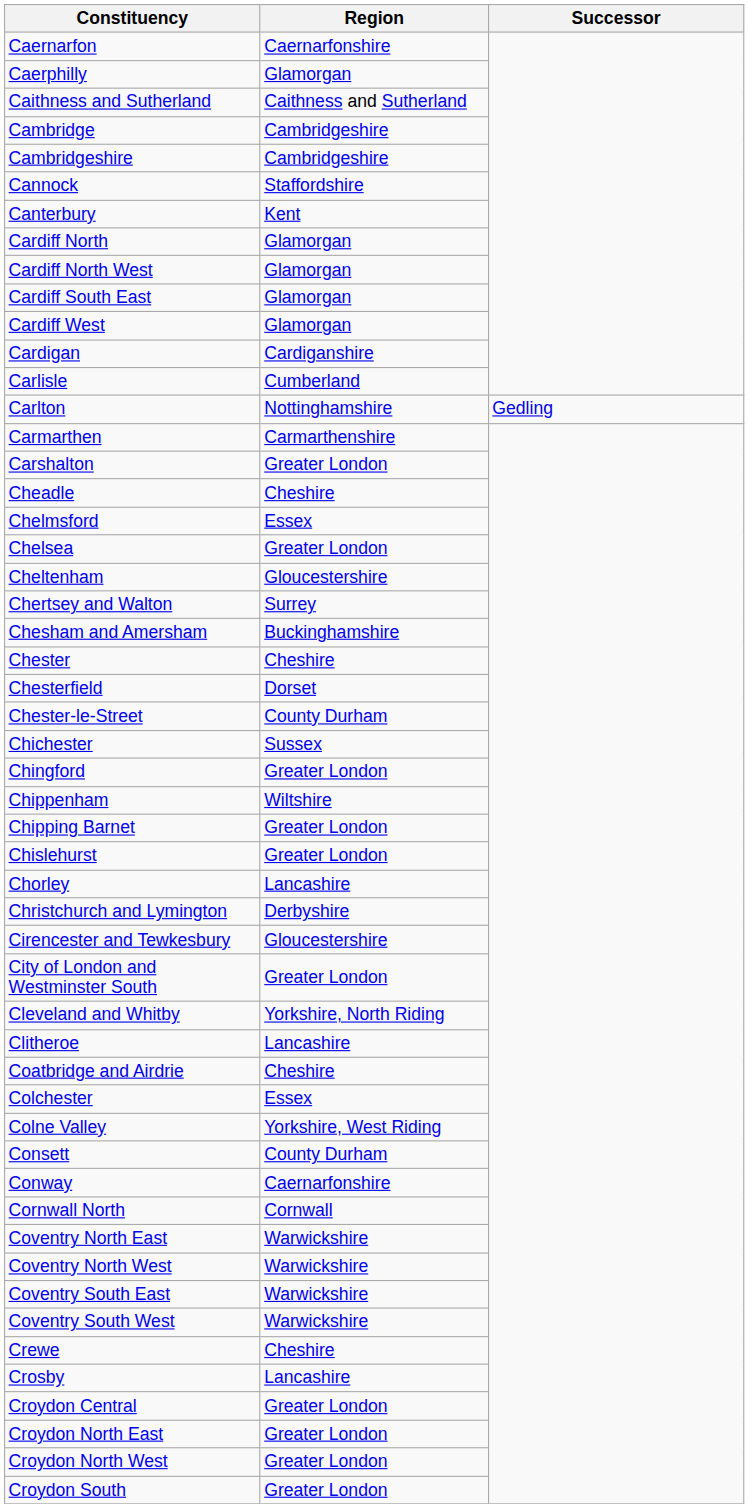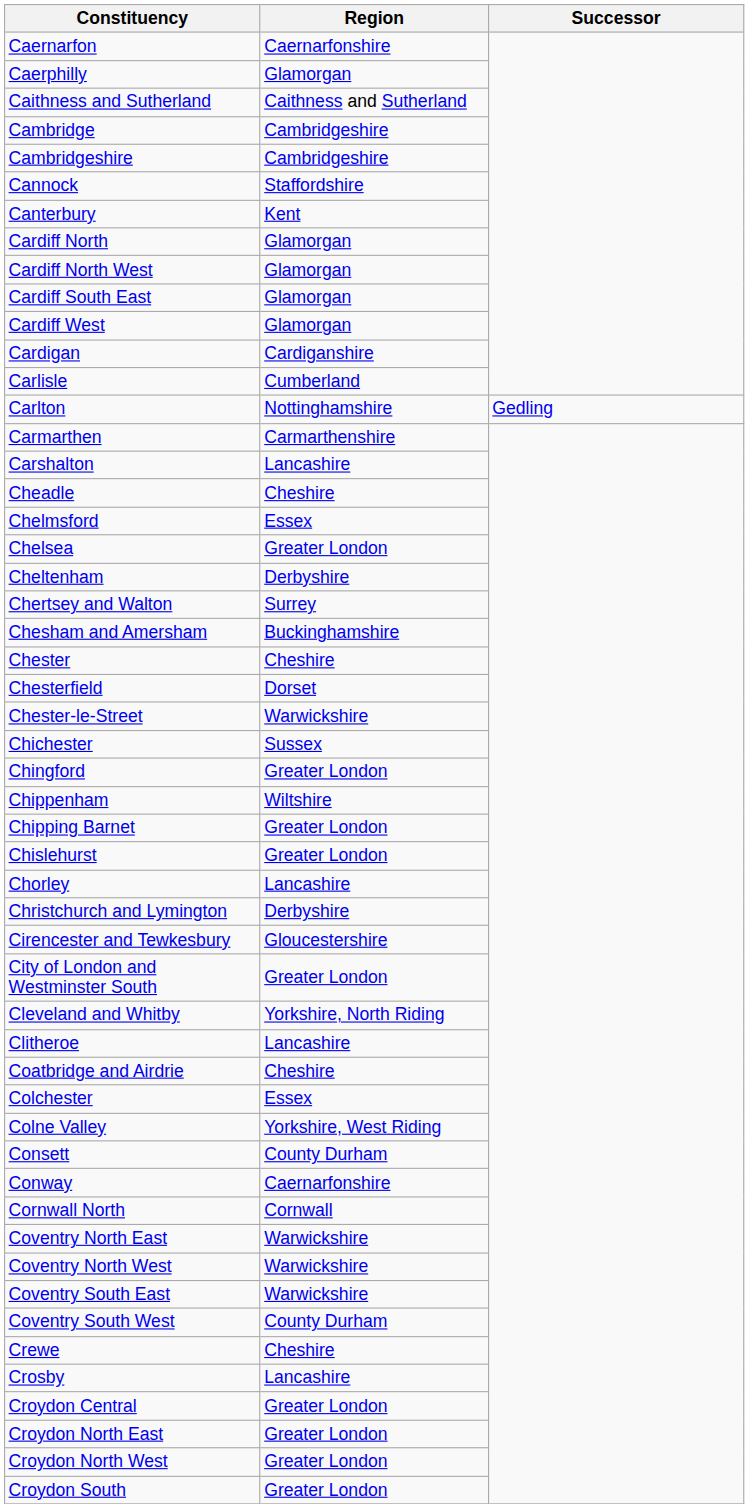(326, 465) Greater London -> (307, 465) Lancashire
(326, 576) Gloucestershire -> (307, 576) Derbyshire
(326, 716) County Durham -> (316, 716) Warwickshire
(316, 1322) Warwickshire -> (326, 1322) County Durham
